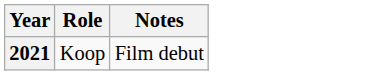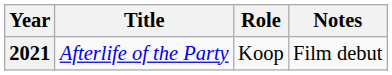+ column: (144, 20)
